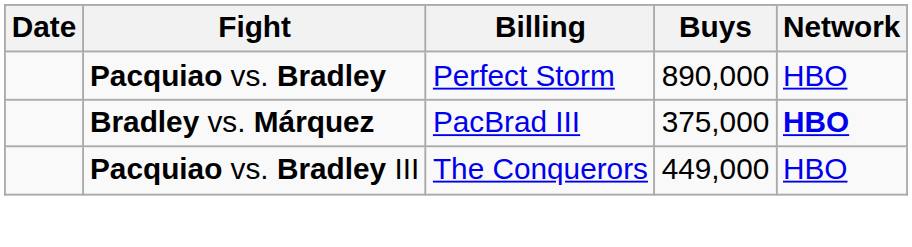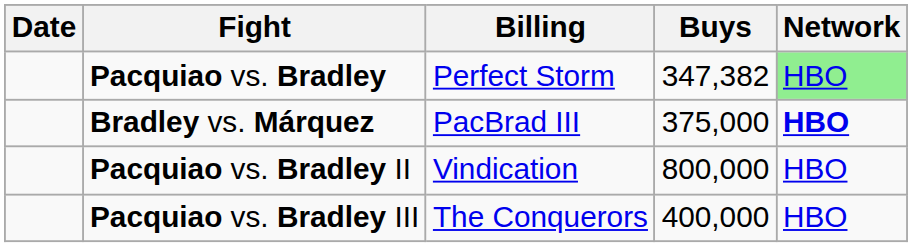(715, 75) 890,000 -> (715, 75) 347,382
(815, 75) no background -> (815, 75) lightgreen background
+ row: (250, 169)
(715, 169) 449,000 -> (715, 216) 400,000
